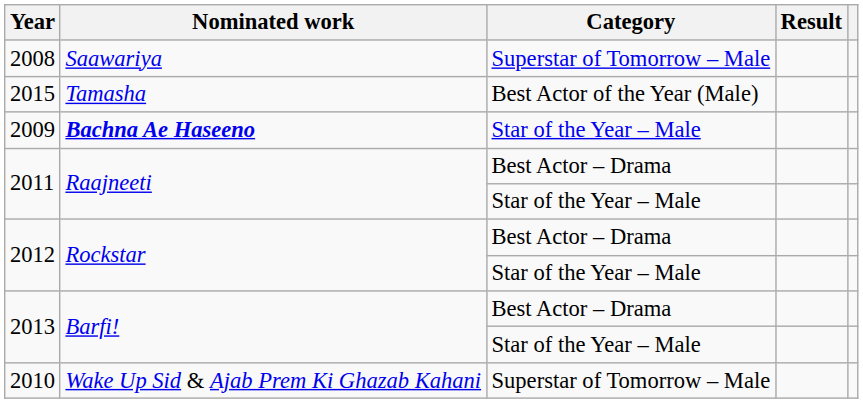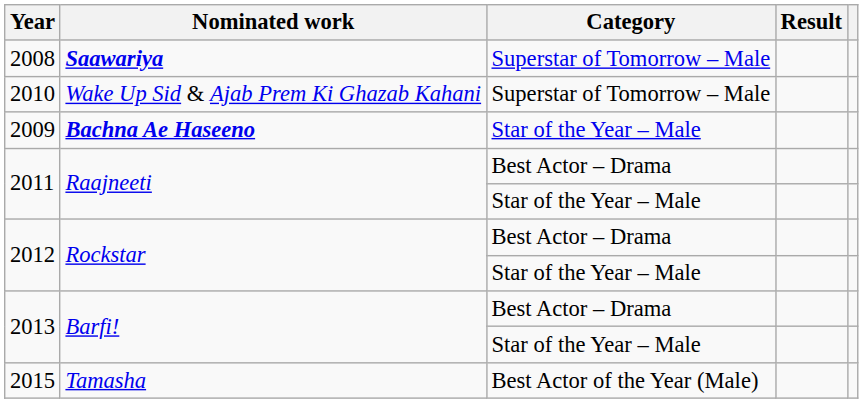(114, 58) normal -> (114, 58) bold
rows swapped: (32, 380) <-> (32, 93)
